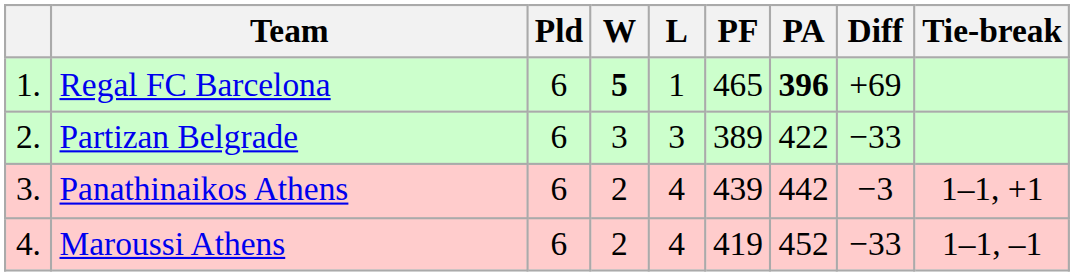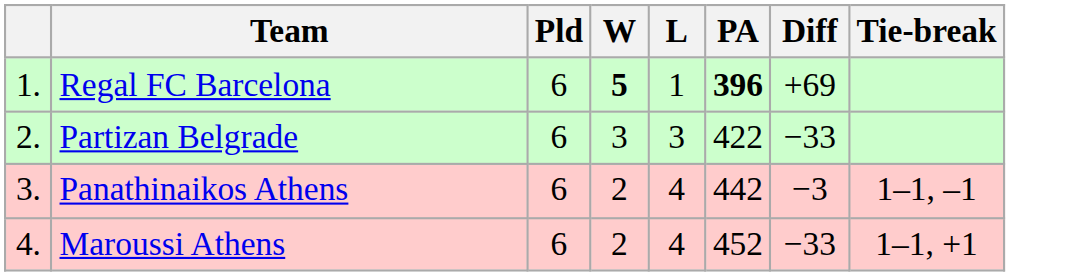- column: (738, 31)
(992, 190) 1–1, +1 -> (927, 190) 1–1, –1
(992, 243) 1–1, –1 -> (927, 243) 1–1, +1
